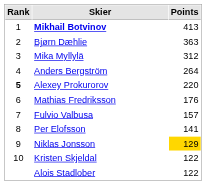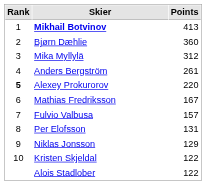(191, 42) 363 -> (191, 42) 360
(191, 71) 264 -> (191, 71) 261
(191, 100) 176 -> (191, 100) 167
(191, 129) 141 -> (191, 129) 131
(191, 144) gold background -> (191, 144) no background
